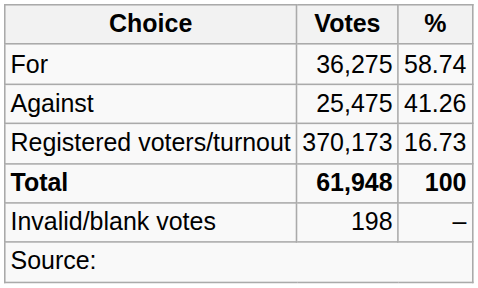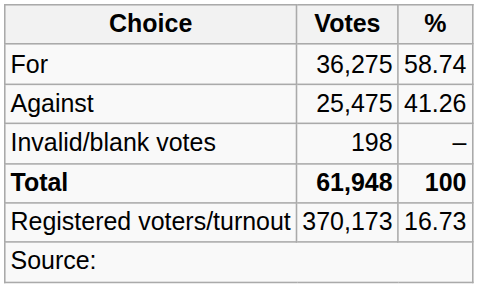rows swapped: (113, 222) <-> (151, 143)
